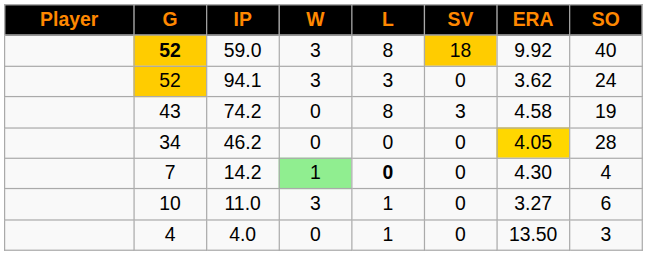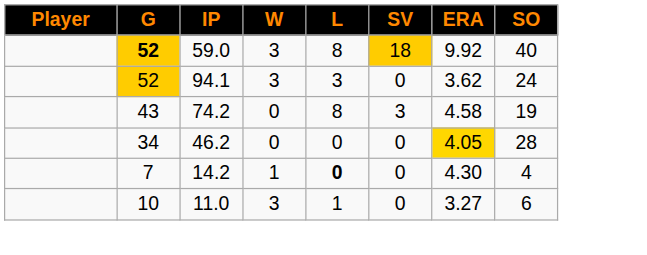(315, 173) lightgreen background -> (274, 173) no background
- row: (243, 234)
